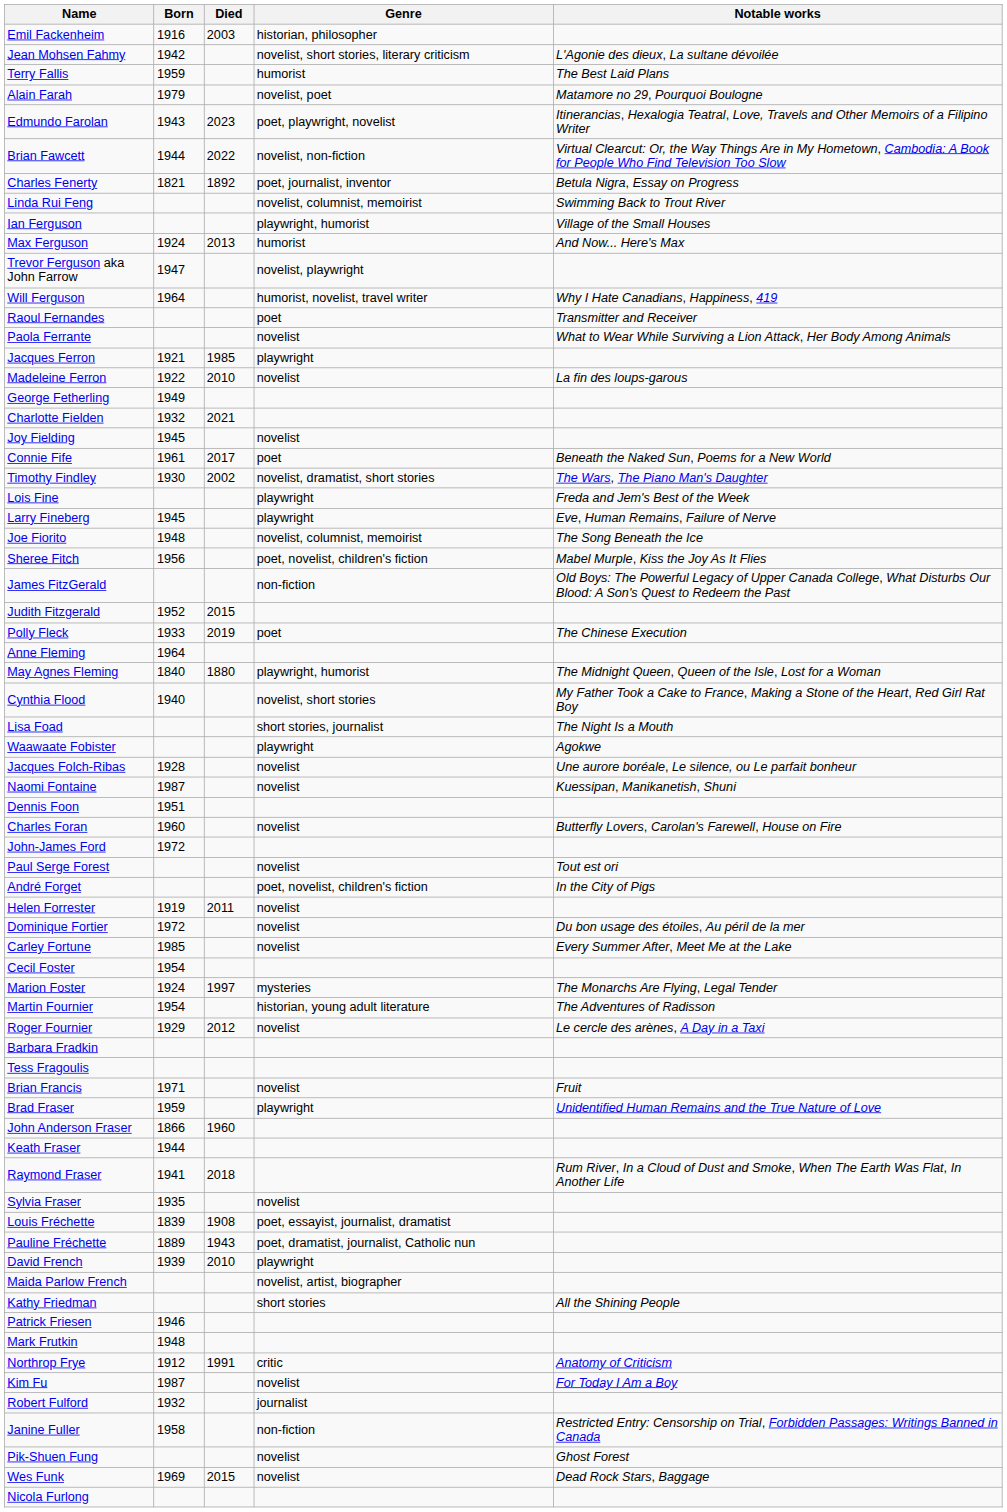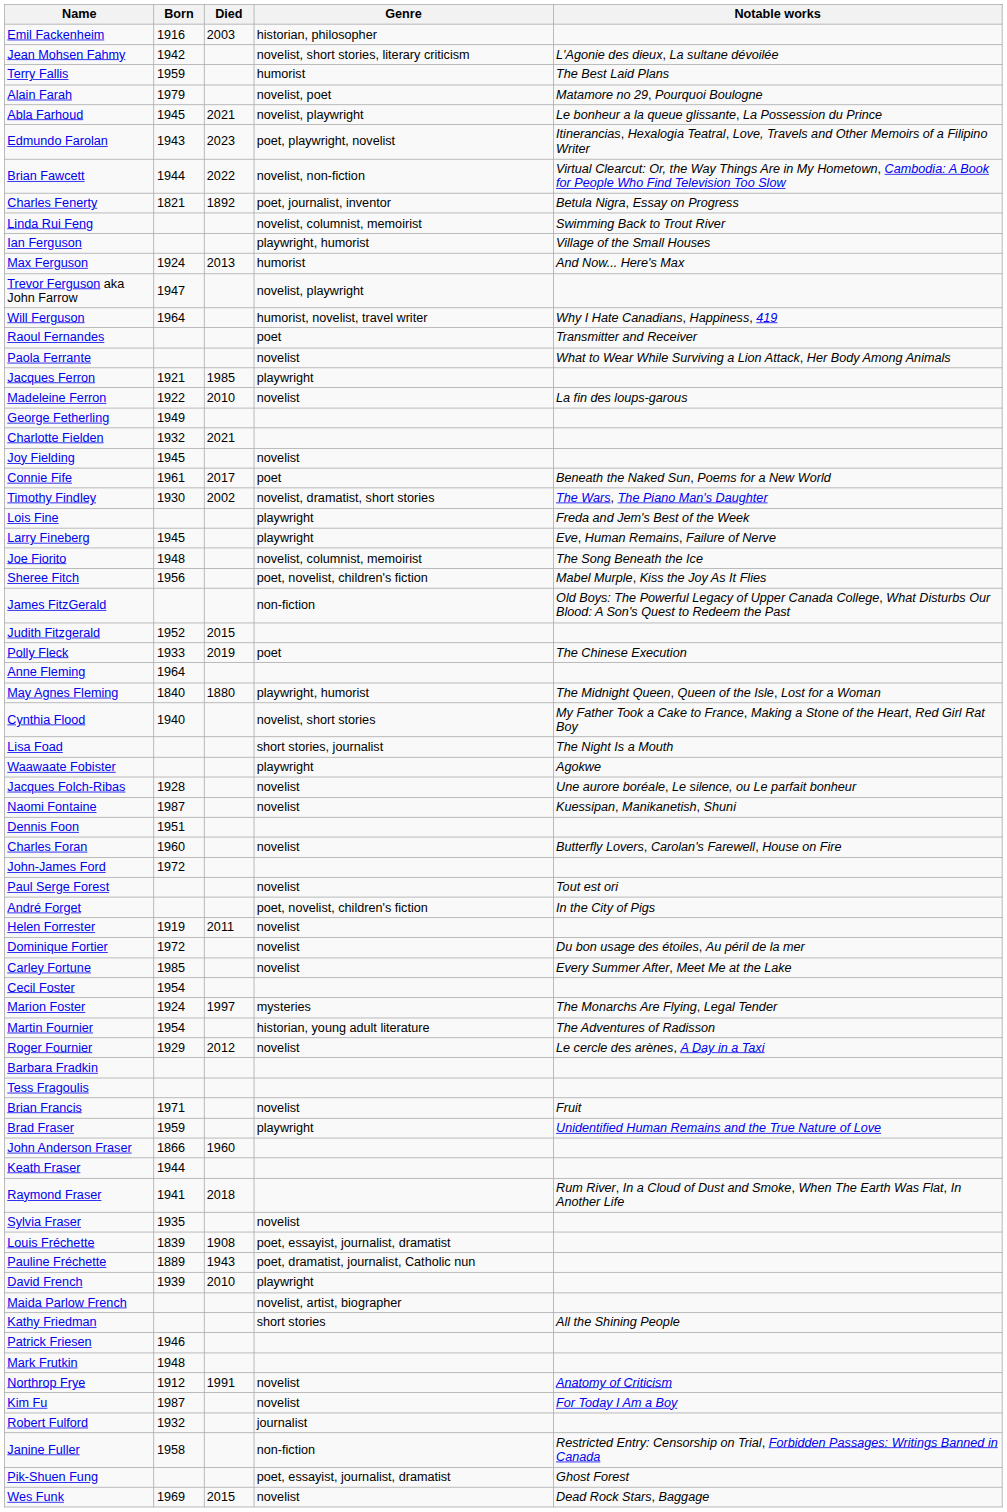+ row: (45, 114)
(270, 1362) critic -> (278, 1382) novelist
(278, 1457) novelist -> (354, 1477) poet, essayist, journalist, dramatist
- row: (48, 1497)
